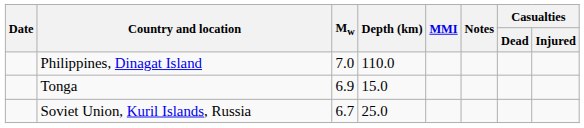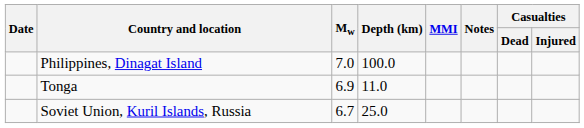(378, 63) 110.0 -> (378, 63) 100.0
(375, 87) 15.0 -> (374, 87) 11.0
